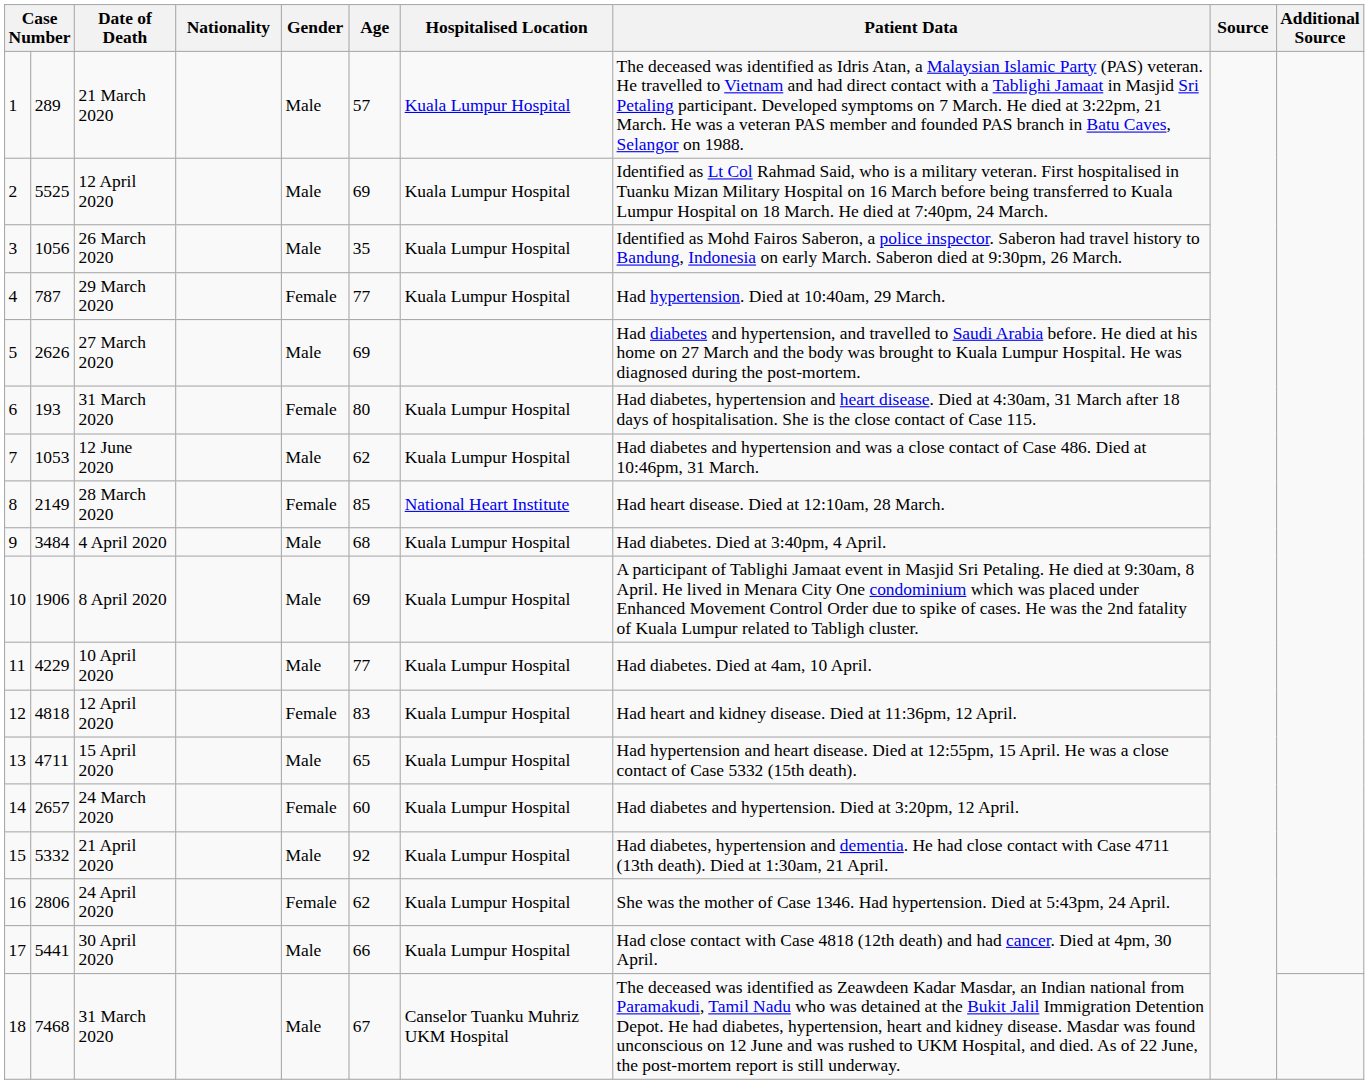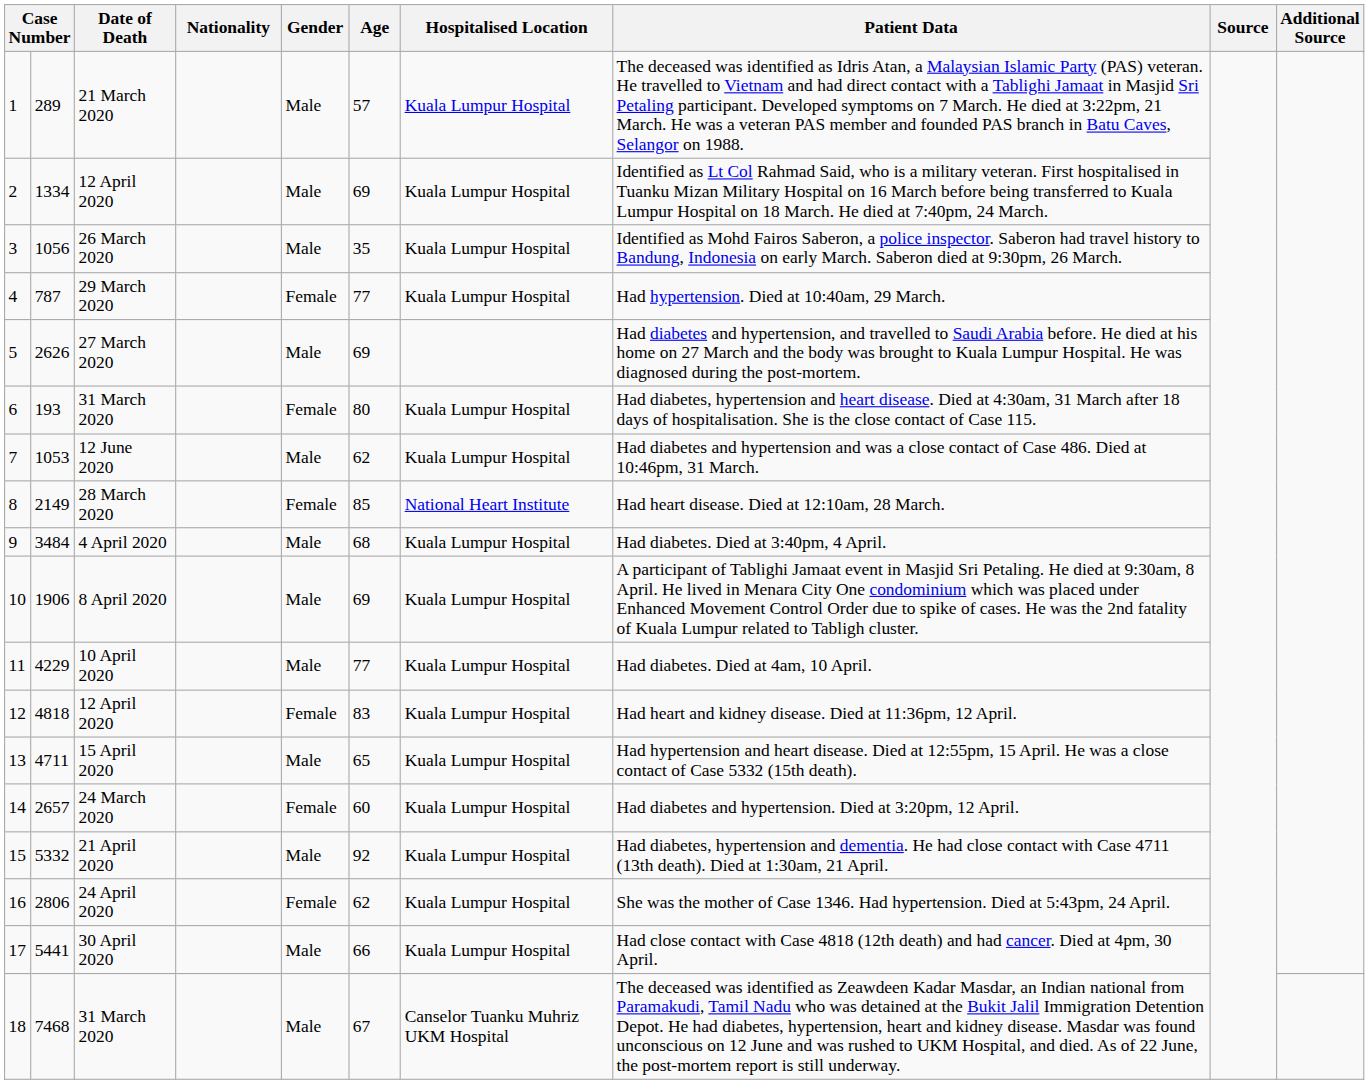(52, 191) 5525 -> (52, 191) 1334
